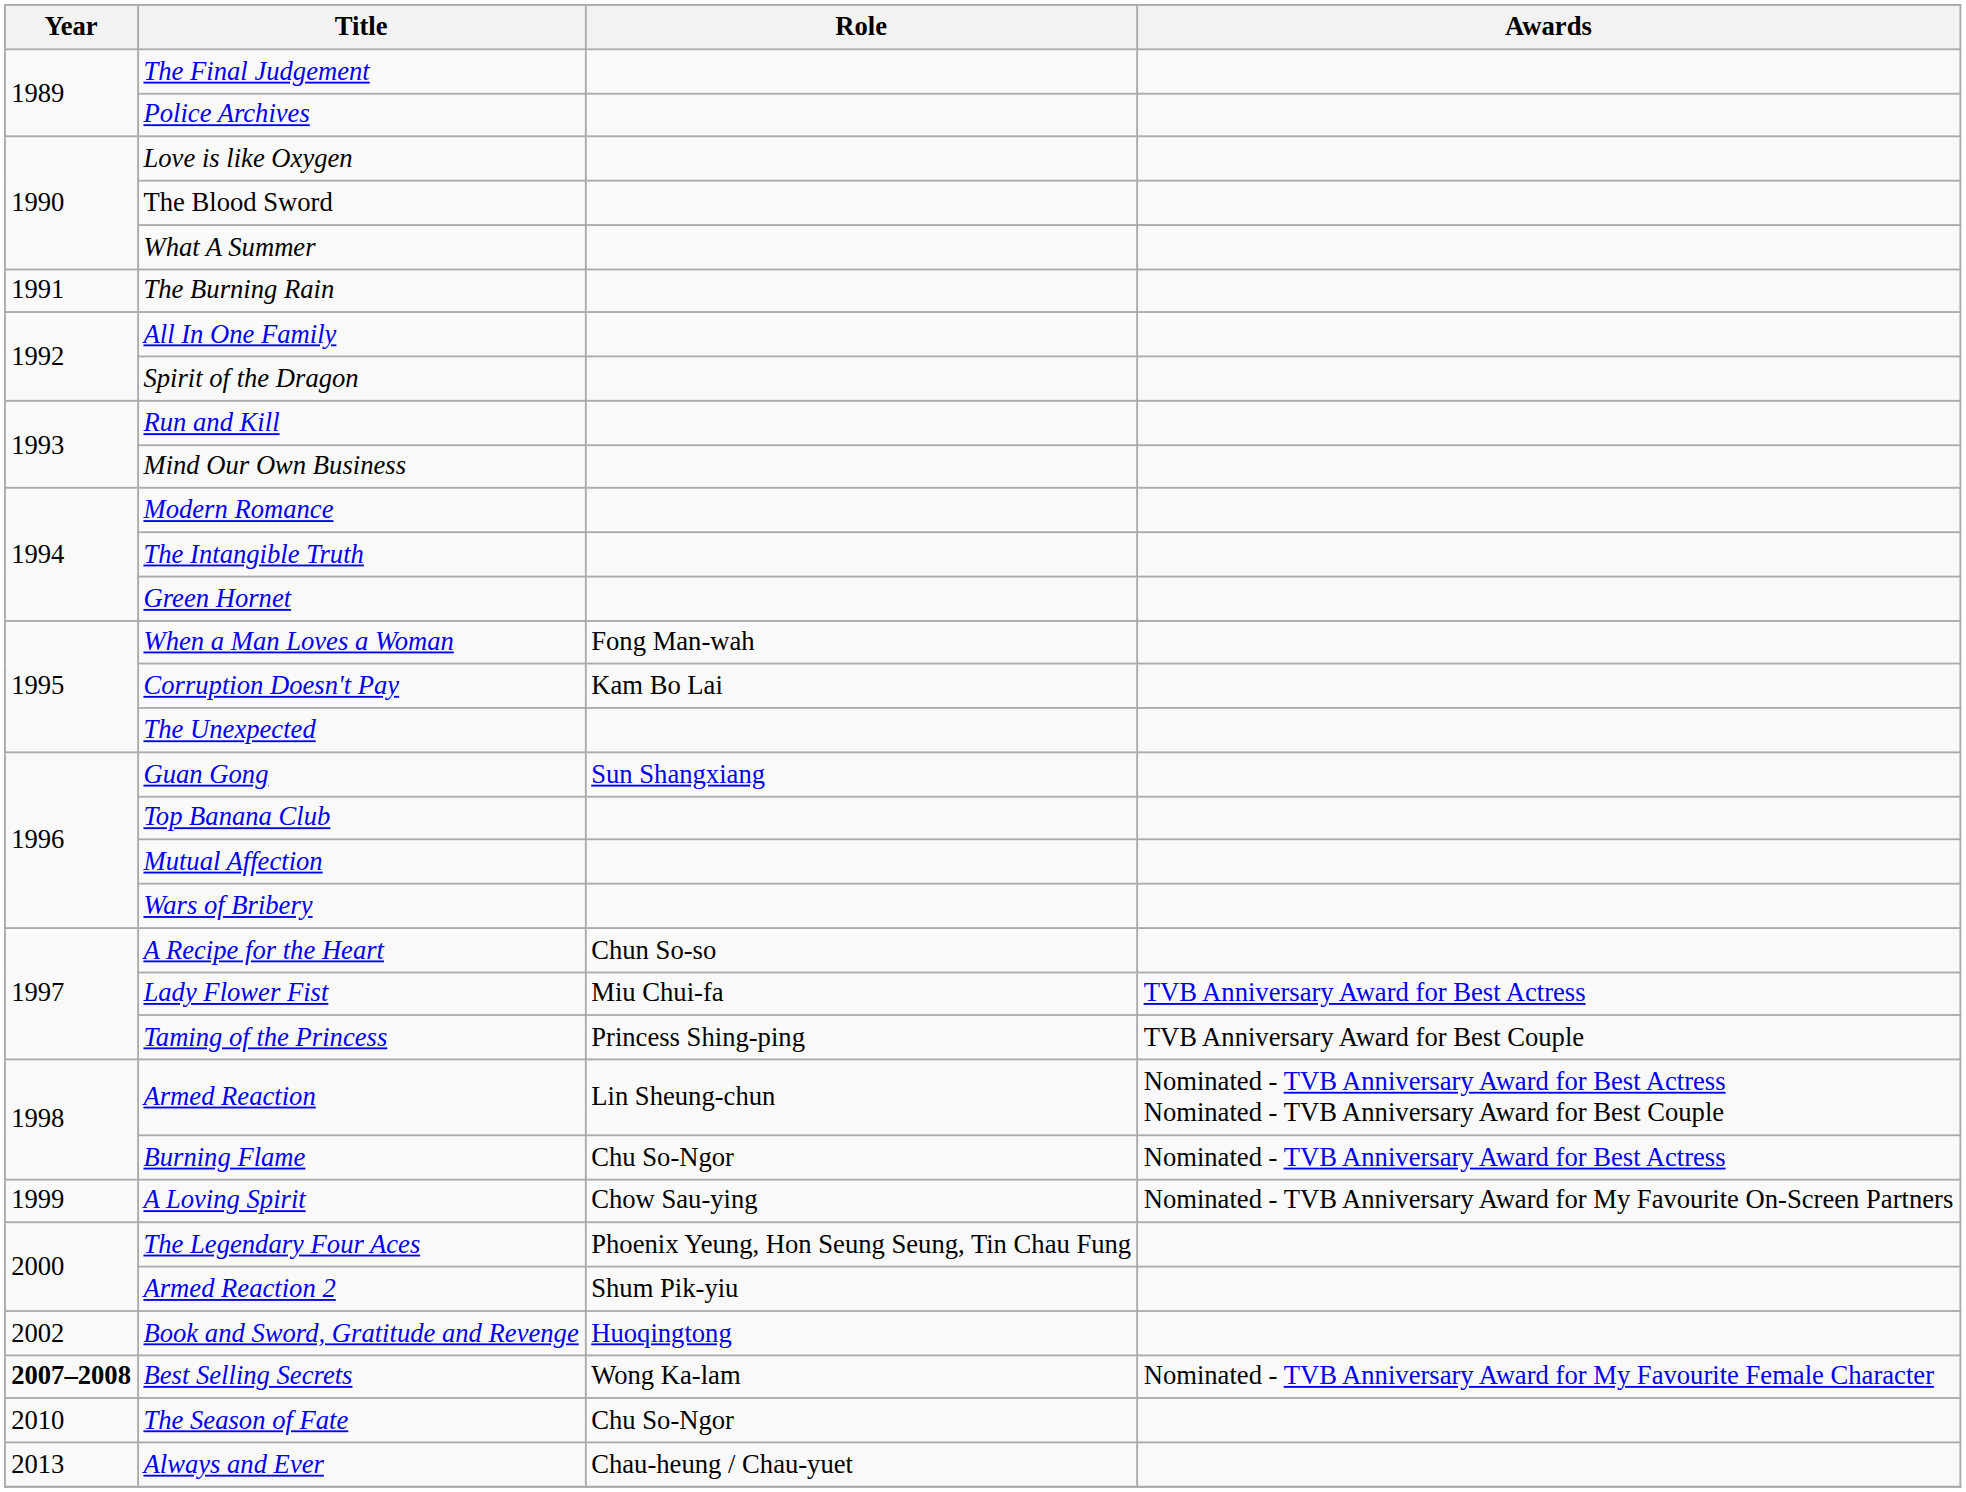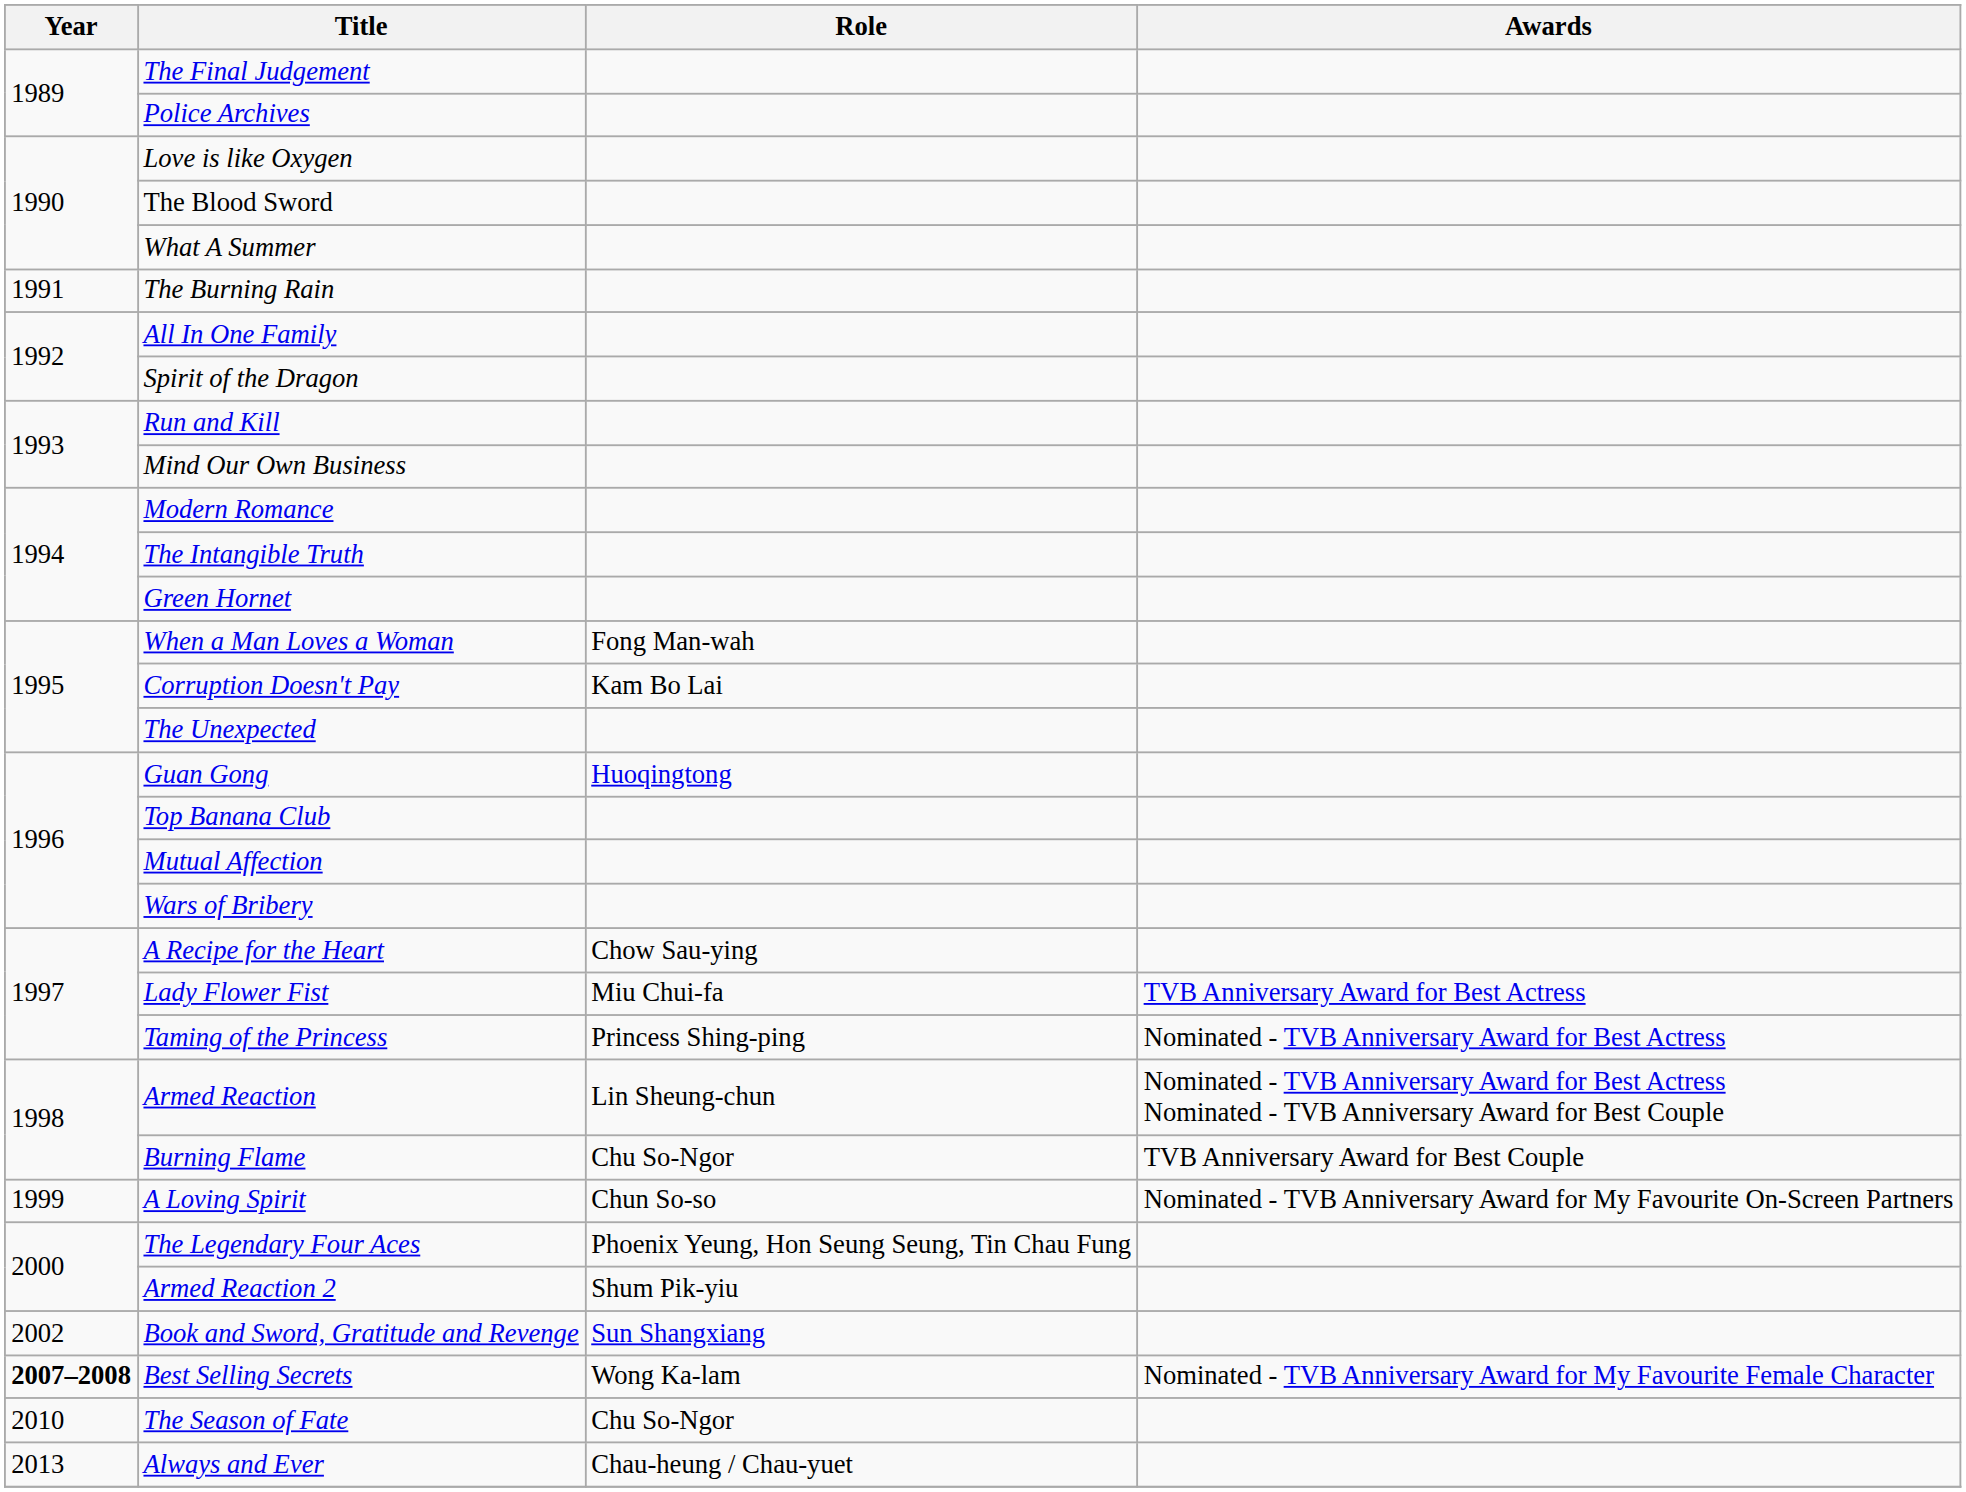(678, 773) Sun Shangxiang -> (661, 773) Huoqingtong
(654, 949) Chun So-so -> (674, 949) Chow Sau-ying
(1364, 1037) TVB Anniversary Award for Best Couple -> (1435, 1037) Nominated - TVB Anniversary Award for Best Actress
(1435, 1156) Nominated - TVB Anniversary Award for Best Actress -> (1364, 1156) TVB Anniversary Award for Best Couple
(674, 1200) Chow Sau-ying -> (654, 1200) Chun So-so
(661, 1332) Huoqingtong -> (678, 1332) Sun Shangxiang
